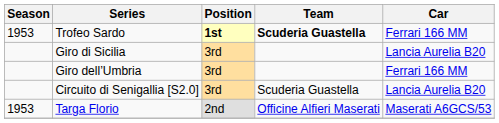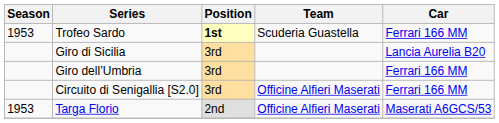(311, 33) bold -> (308, 33) normal
(308, 90) Scuderia Guastella -> (319, 90) Officine Alfieri Maserati
(435, 90) Lancia Aurelia B20 -> (426, 90) Ferrari 166 MM
